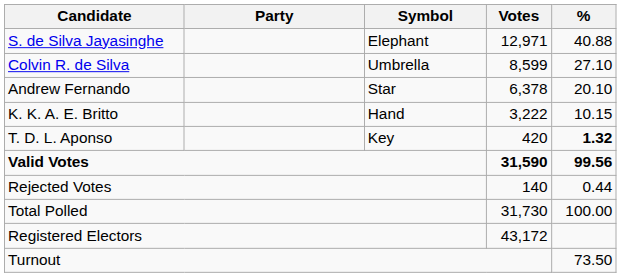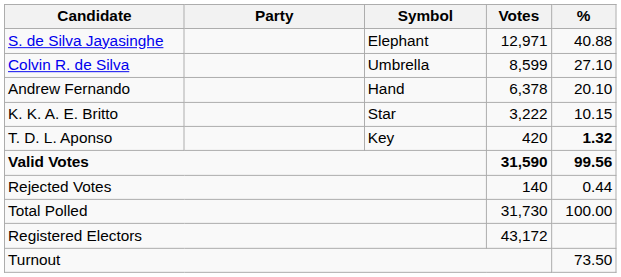(382, 89) Star -> (386, 89) Hand
(386, 114) Hand -> (382, 114) Star
